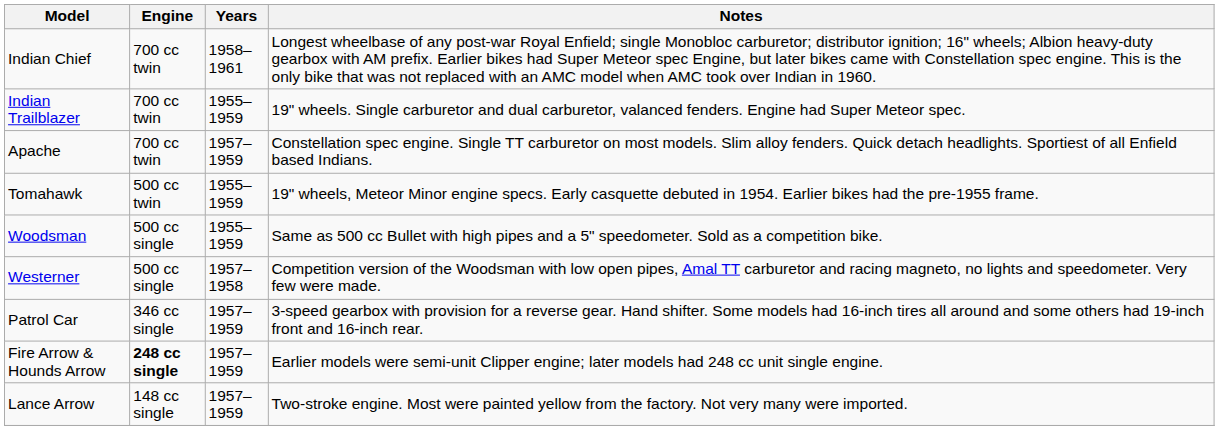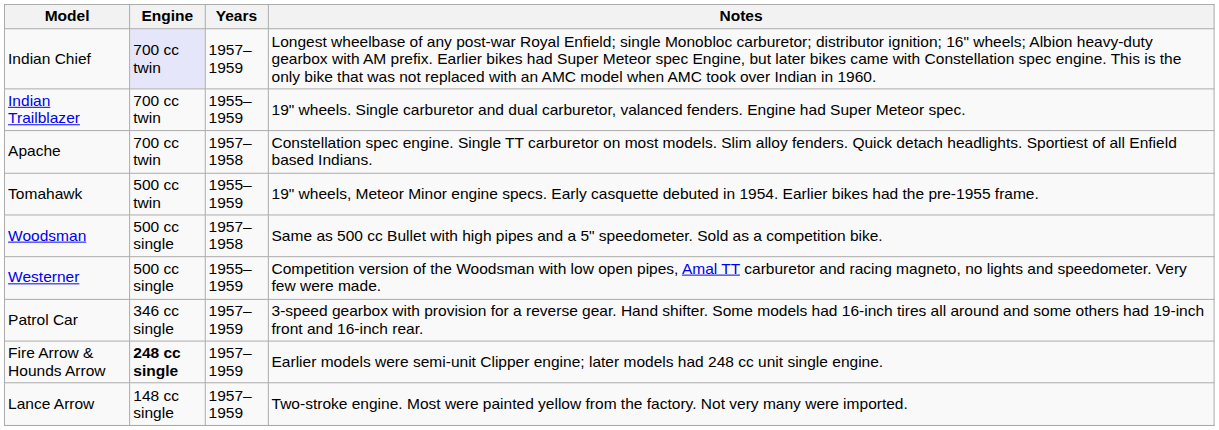(156, 58) no background -> (156, 58) lavender background
(230, 58) 1958–1961 -> (230, 58) 1957–1959
(230, 151) 1957–1959 -> (230, 151) 1957–1958
(230, 235) 1955–1959 -> (230, 235) 1957–1958
(230, 277) 1957–1958 -> (230, 277) 1955–1959
